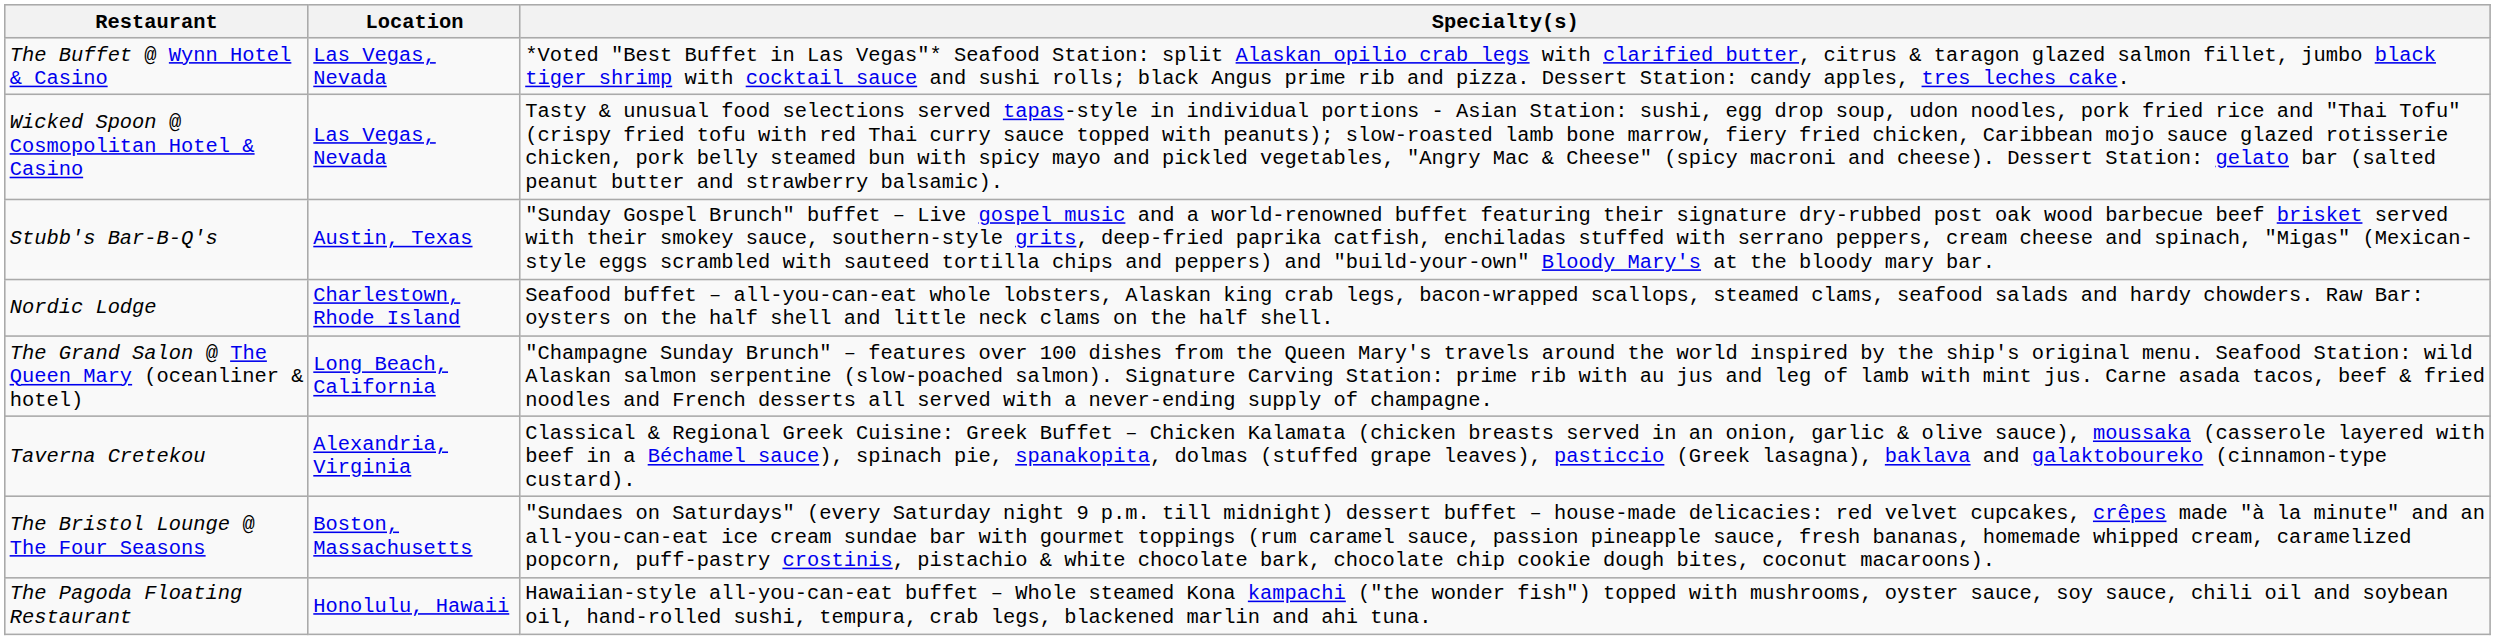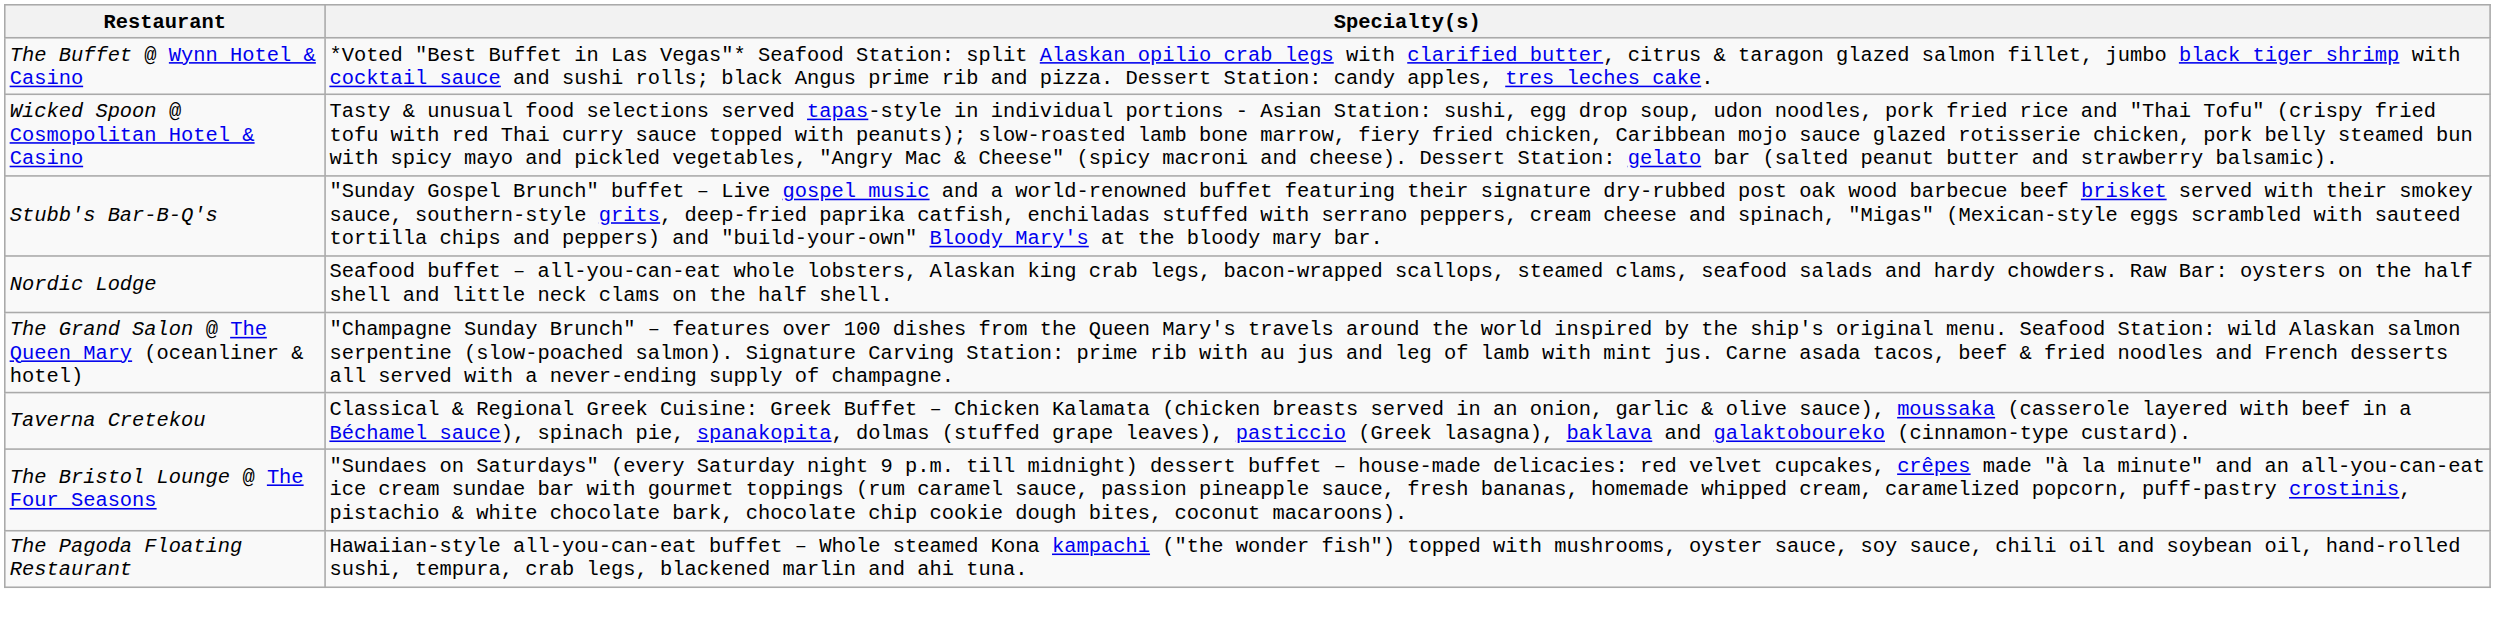- column: (414, 21)
